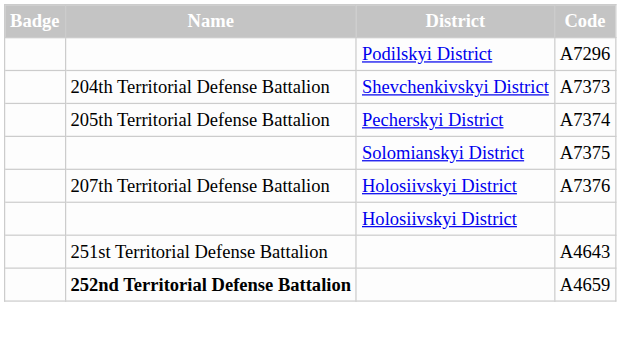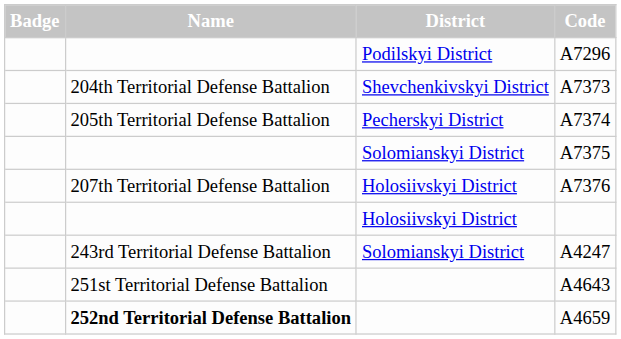+ row: (585, 251)
